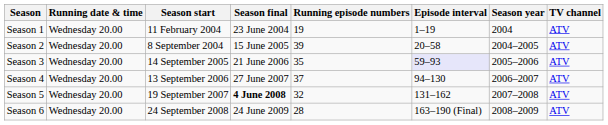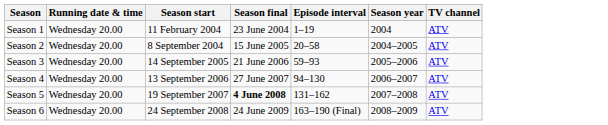- column: (351, 12)
(427, 62) lavender background -> (306, 62) no background
